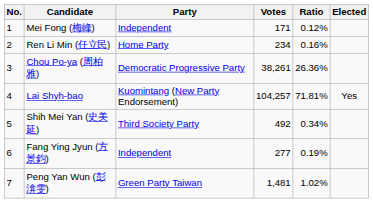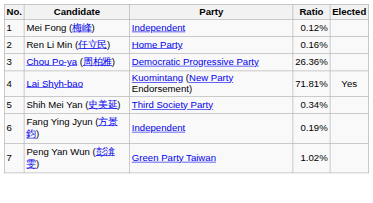- column: (273, 12)
